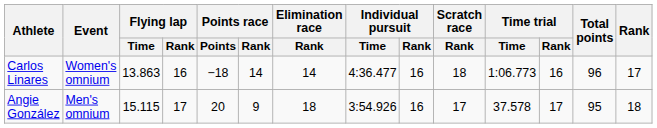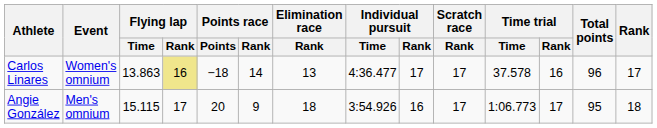(180, 73) no background -> (180, 73) khaki background
(309, 73) 14 -> (309, 73) 13
(417, 73) 16 -> (417, 73) 17
(459, 73) 18 -> (459, 73) 17
(512, 73) 1:06.773 -> (512, 73) 37.578
(512, 107) 37.578 -> (512, 107) 1:06.773
